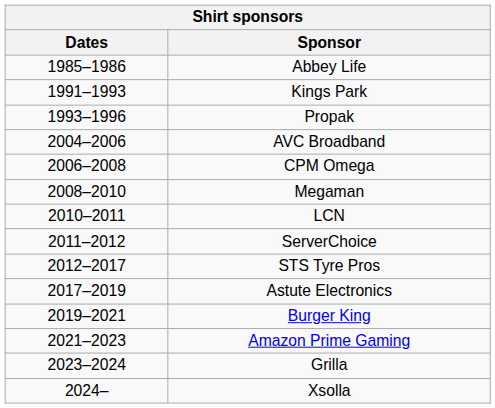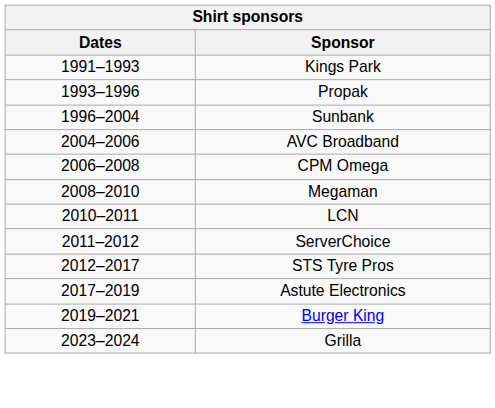- row: (329, 67)
+ row: (343, 117)
- row: (329, 340)
- row: (329, 390)
